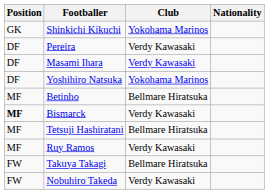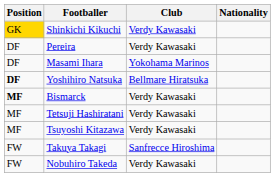(14, 29) no background -> (14, 29) gold background
(168, 29) Yokohama Marinos -> (162, 29) Verdy Kawasaki
(162, 63) Verdy Kawasaki -> (169, 63) Yokohama Marinos
(13, 80) normal -> (13, 80) bold
(168, 80) Yokohama Marinos -> (169, 80) Bellmare Hiratsuka
- row: (63, 97)
(168, 130) Bellmare Hiratsuka -> (162, 113) Verdy Kawasaki
+ row: (85, 130)
- row: (70, 147)
(168, 164) Bellmare Hiratsuka -> (172, 147) Sanfrecce Hiroshima
